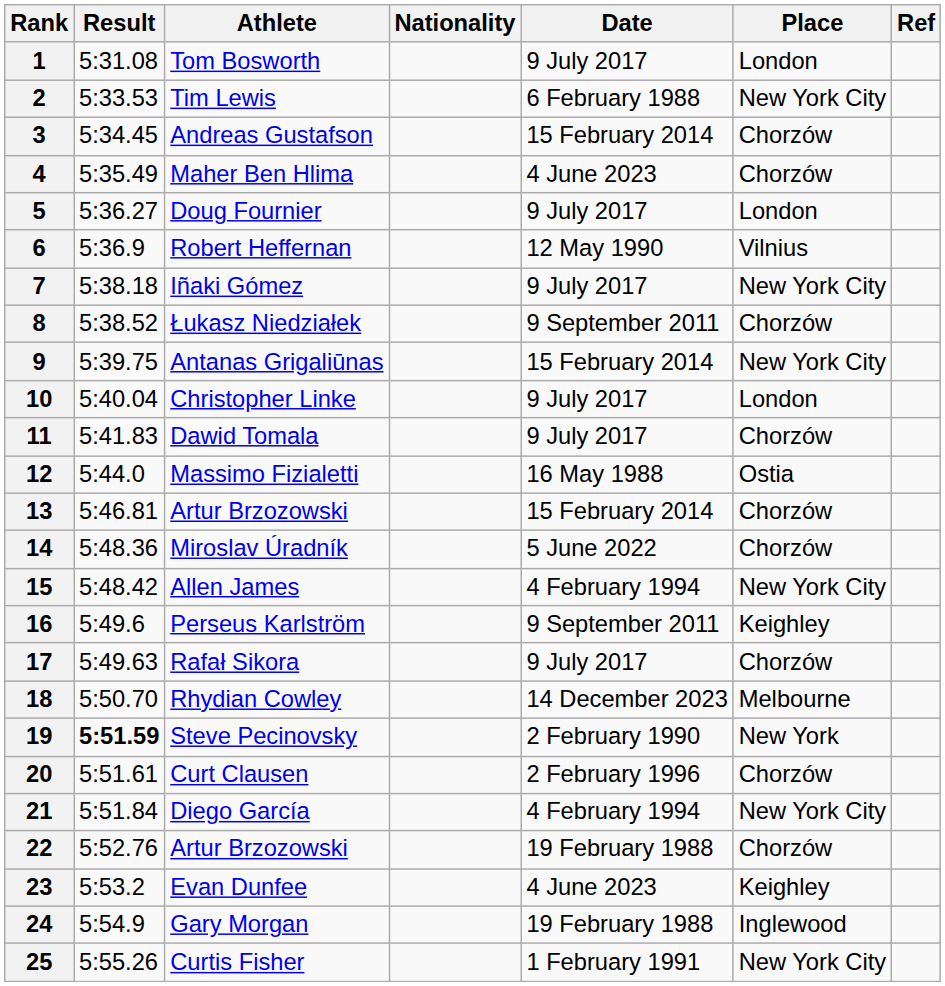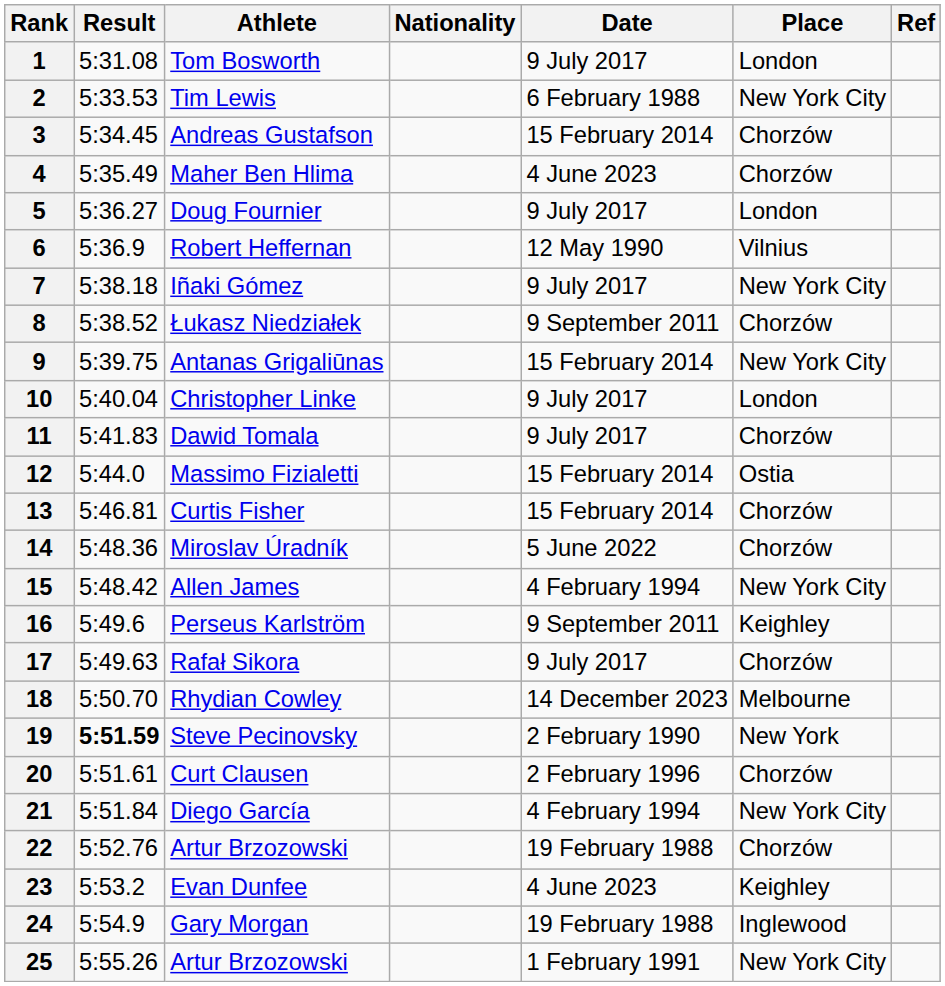(595, 473) 16 May 1988 -> (620, 473) 15 February 2014
(259, 511) Artur Brzozowski -> (237, 511) Curtis Fisher
(237, 962) Curtis Fisher -> (259, 962) Artur Brzozowski
